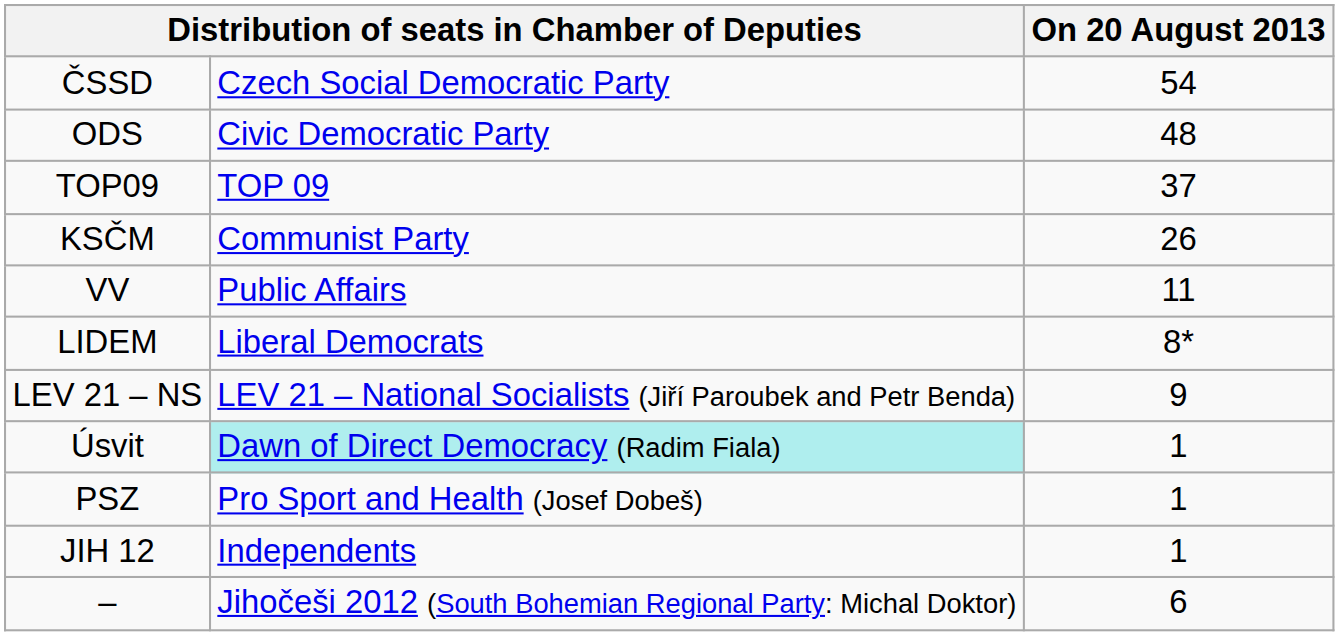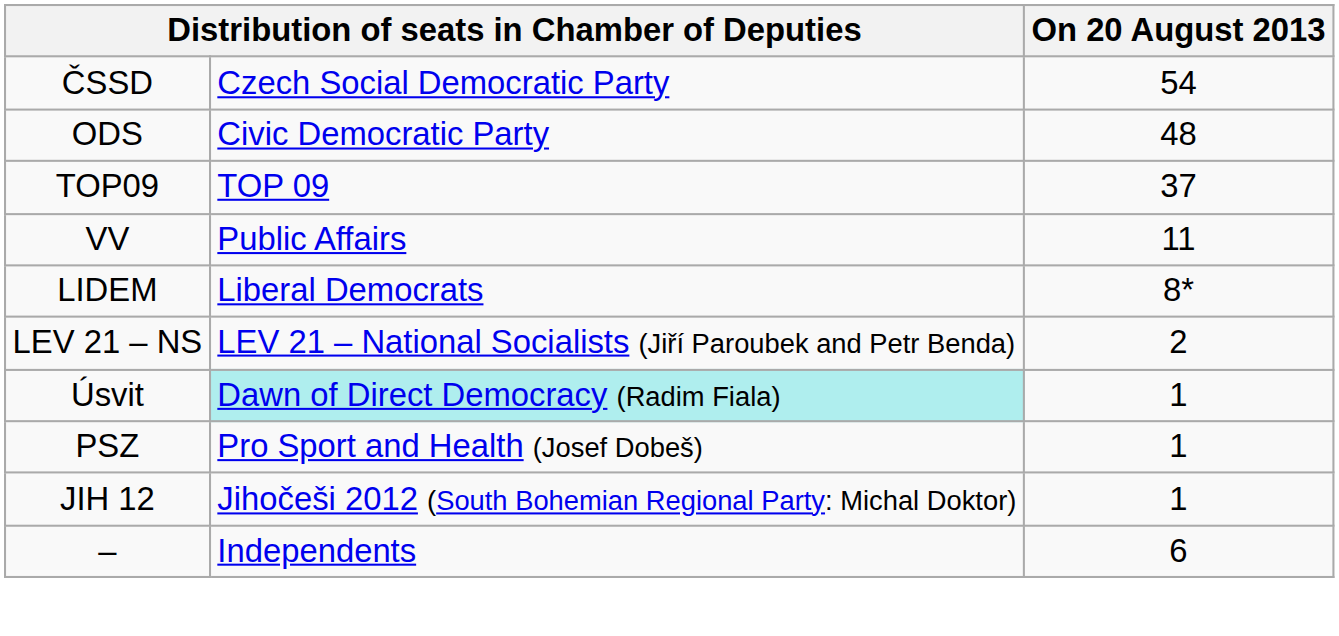- row: (107, 238)
(1178, 394) 9 -> (1178, 342) 2
(317, 550) Independents -> (617, 498) Jihočeši 2012 (South Bohemian Regional Party: Michal Doktor)
(617, 602) Jihočeši 2012 (South Bohemian Regional Party: Michal Doktor) -> (317, 550) Independents
